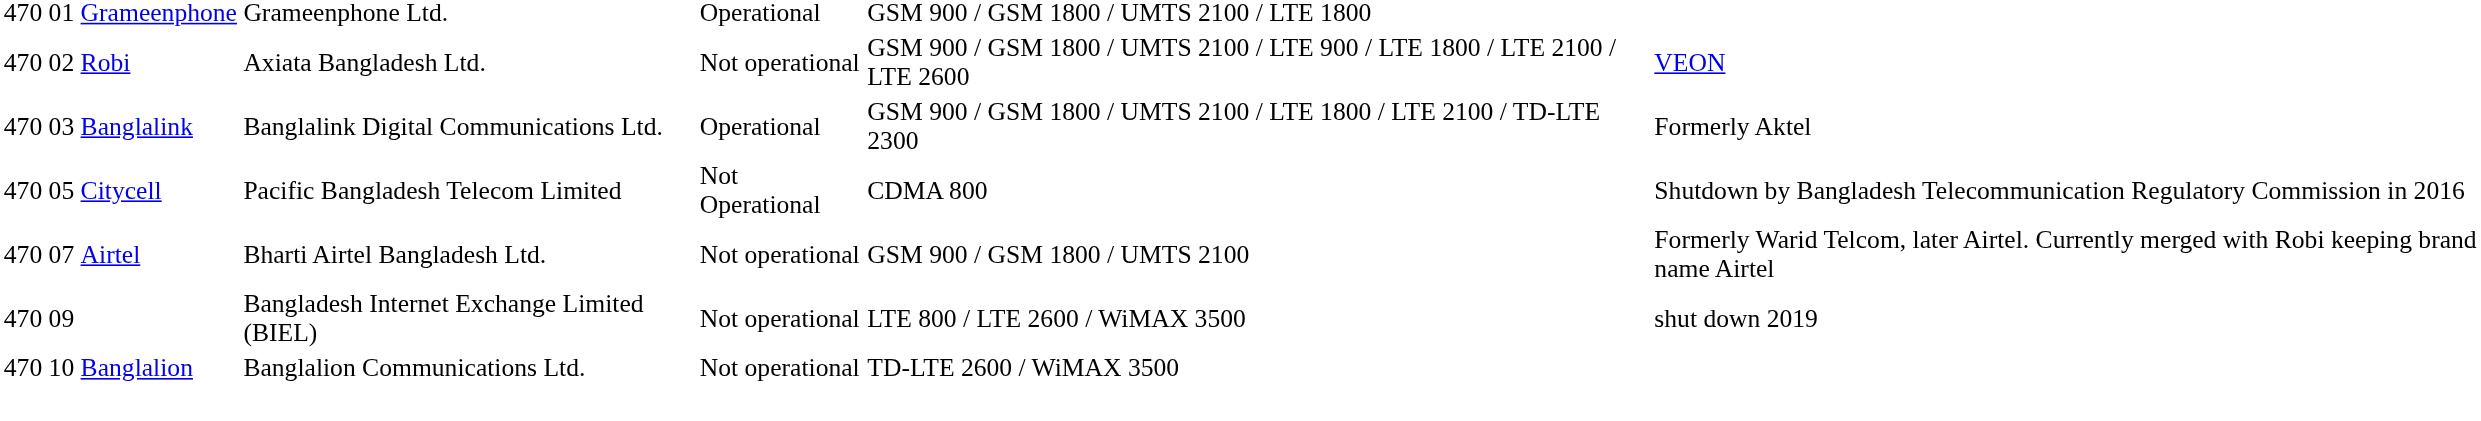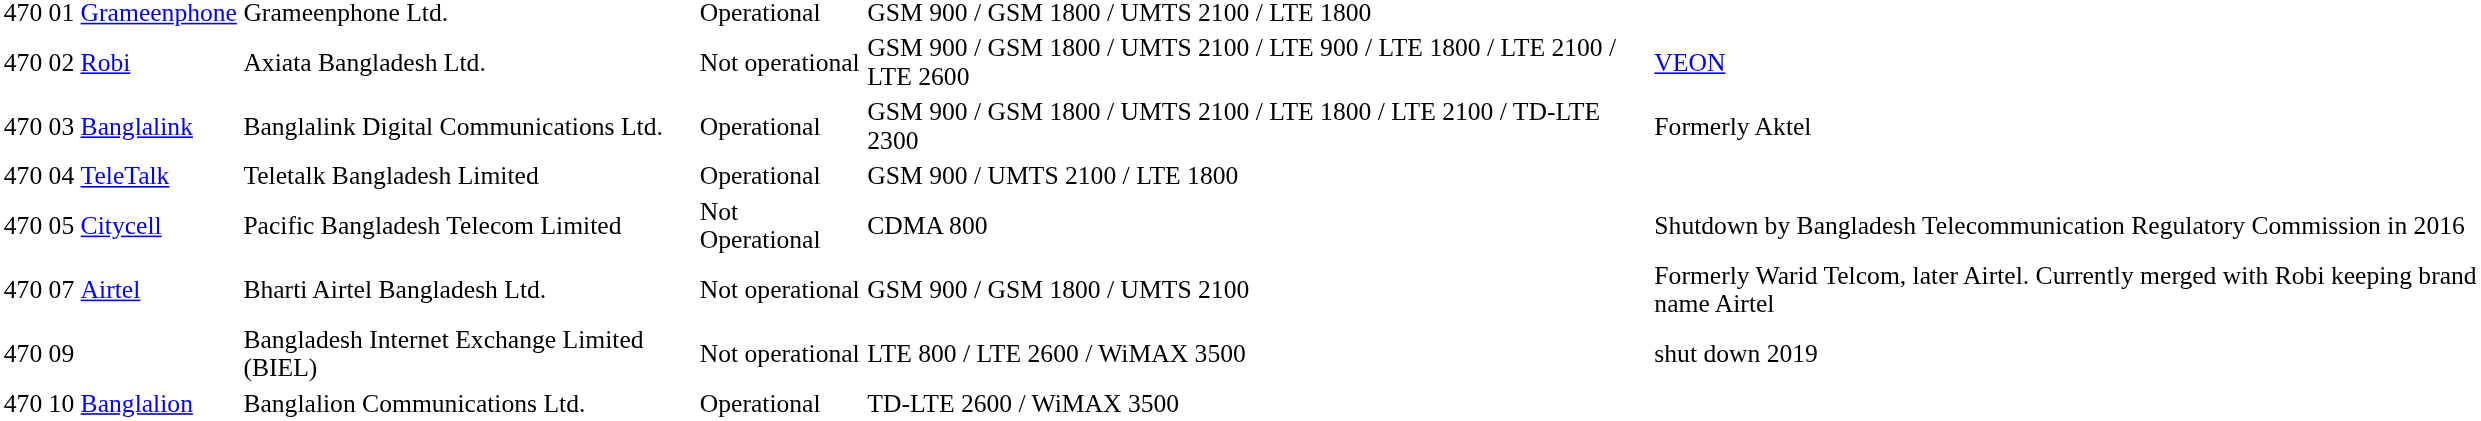+ row: (125, 176)
(780, 368) Not operational -> (760, 403) Operational
